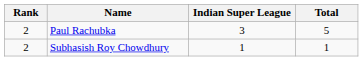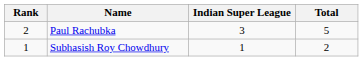(26, 47) 2 -> (26, 47) 1
(327, 47) 1 -> (327, 47) 2
